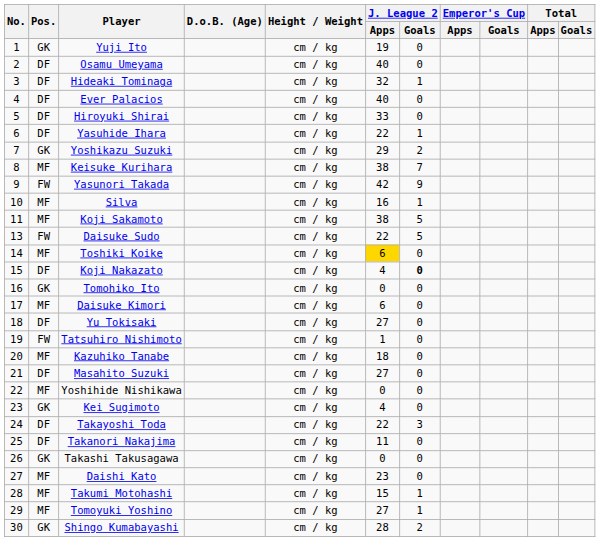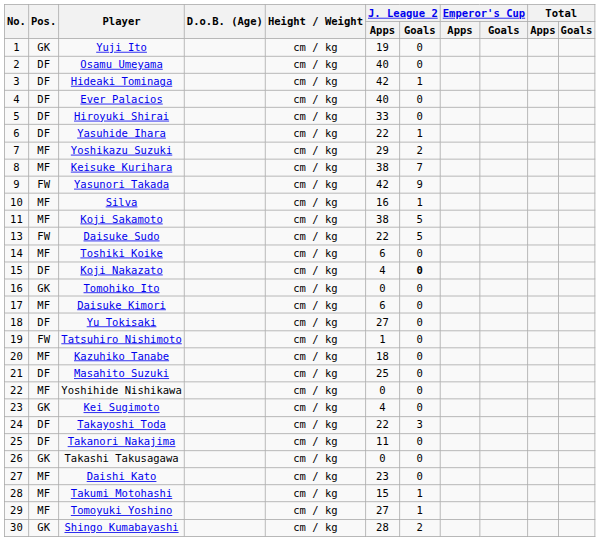(382, 82) 32 -> (382, 82) 42
(44, 150) GK -> (44, 150) MF
(382, 253) gold background -> (382, 253) no background
(382, 373) 27 -> (382, 373) 25
